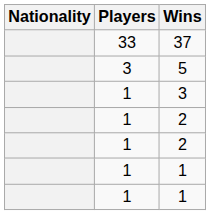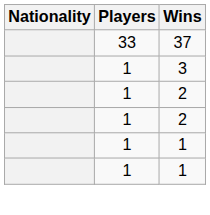- row: (127, 68)
